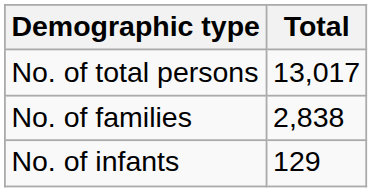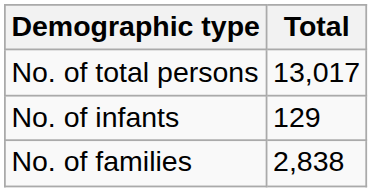rows swapped: (102, 117) <-> (95, 162)
